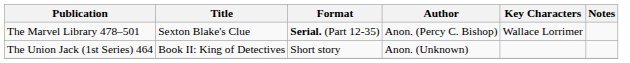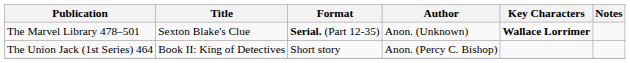(441, 31) Anon. (Percy C. Bishop) -> (427, 31) Anon. (Unknown)
(543, 31) normal -> (546, 31) bold
(427, 49) Anon. (Unknown) -> (441, 49) Anon. (Percy C. Bishop)
